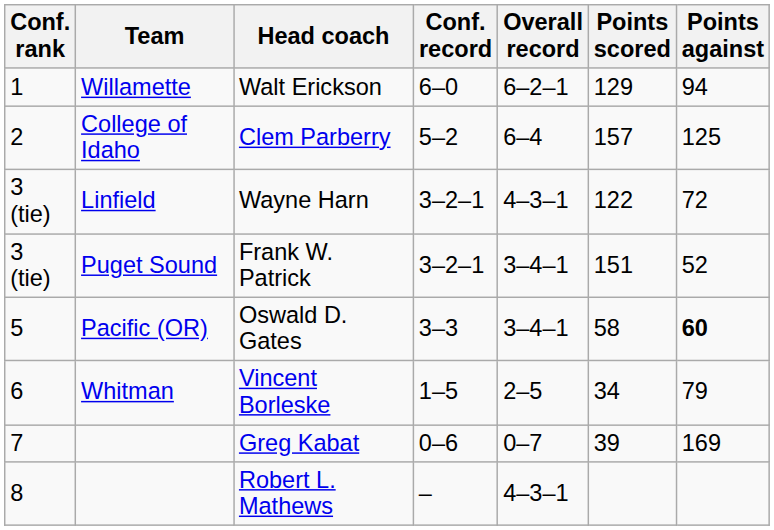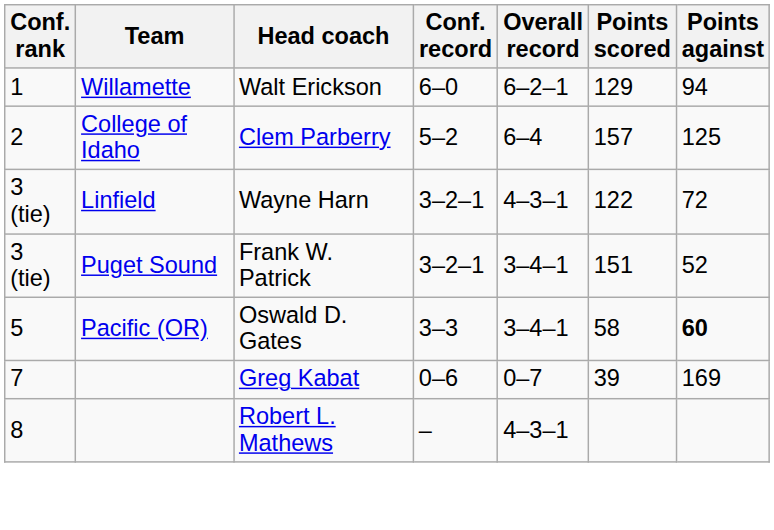- row: (285, 392)
